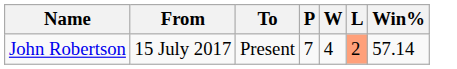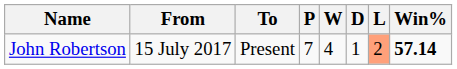+ column: (358, 19)
(393, 49) normal -> (415, 49) bold
